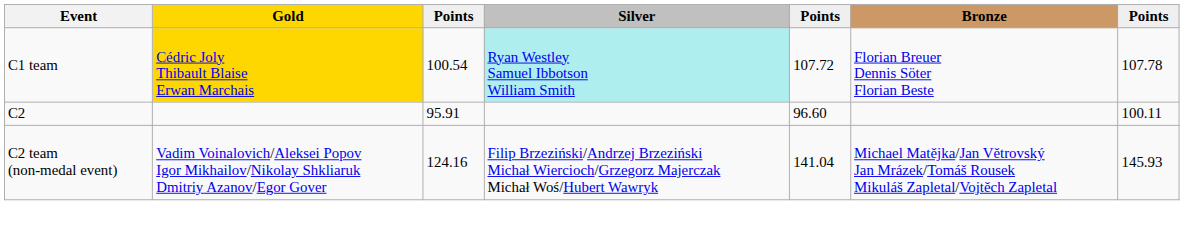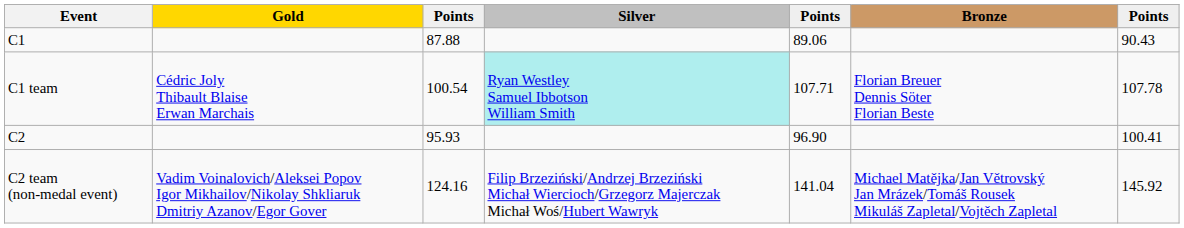+ row: (17, 39)
(205, 73) gold background -> (205, 96) no background
(814, 65) 107.72 -> (814, 88) 107.71
(443, 113) 95.91 -> (443, 137) 95.93
(810, 113) 96.60 -> (810, 137) 96.90
(1142, 113) 100.11 -> (1142, 137) 100.41
(1142, 162) 145.93 -> (1142, 186) 145.92
